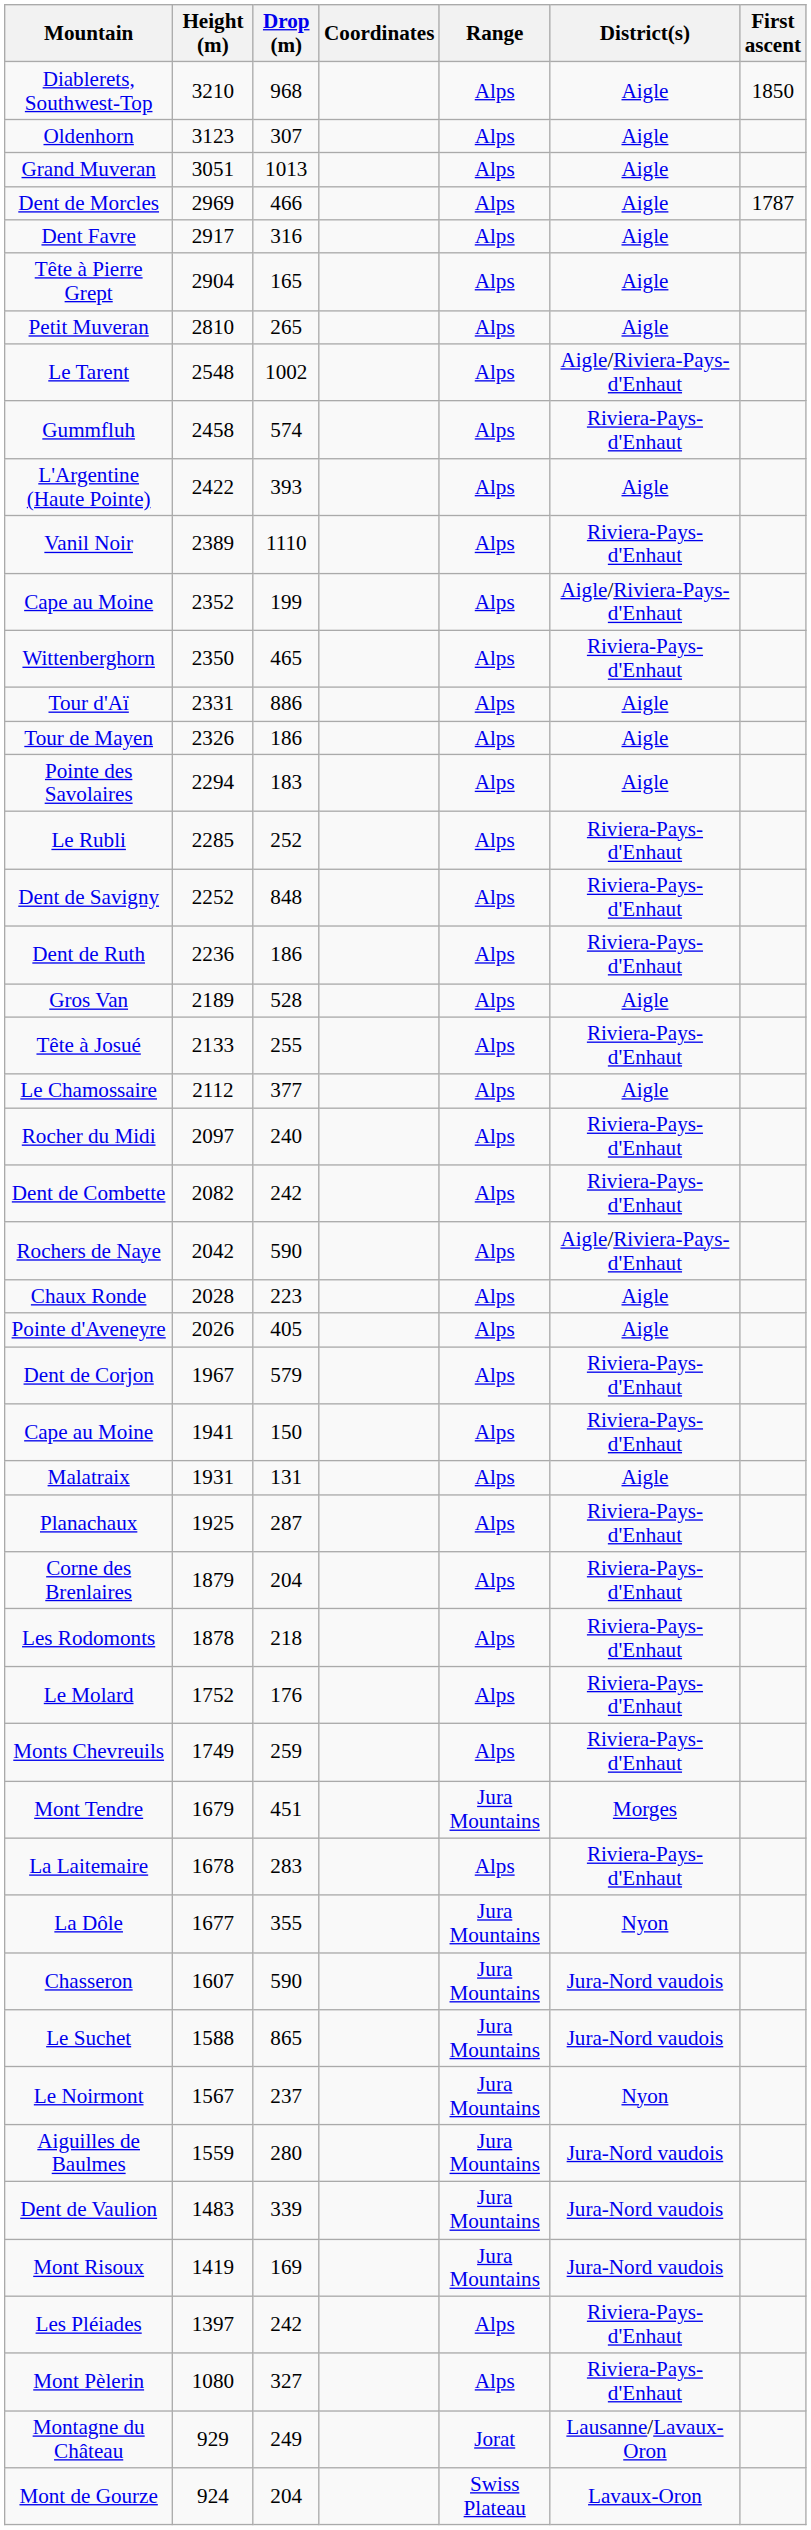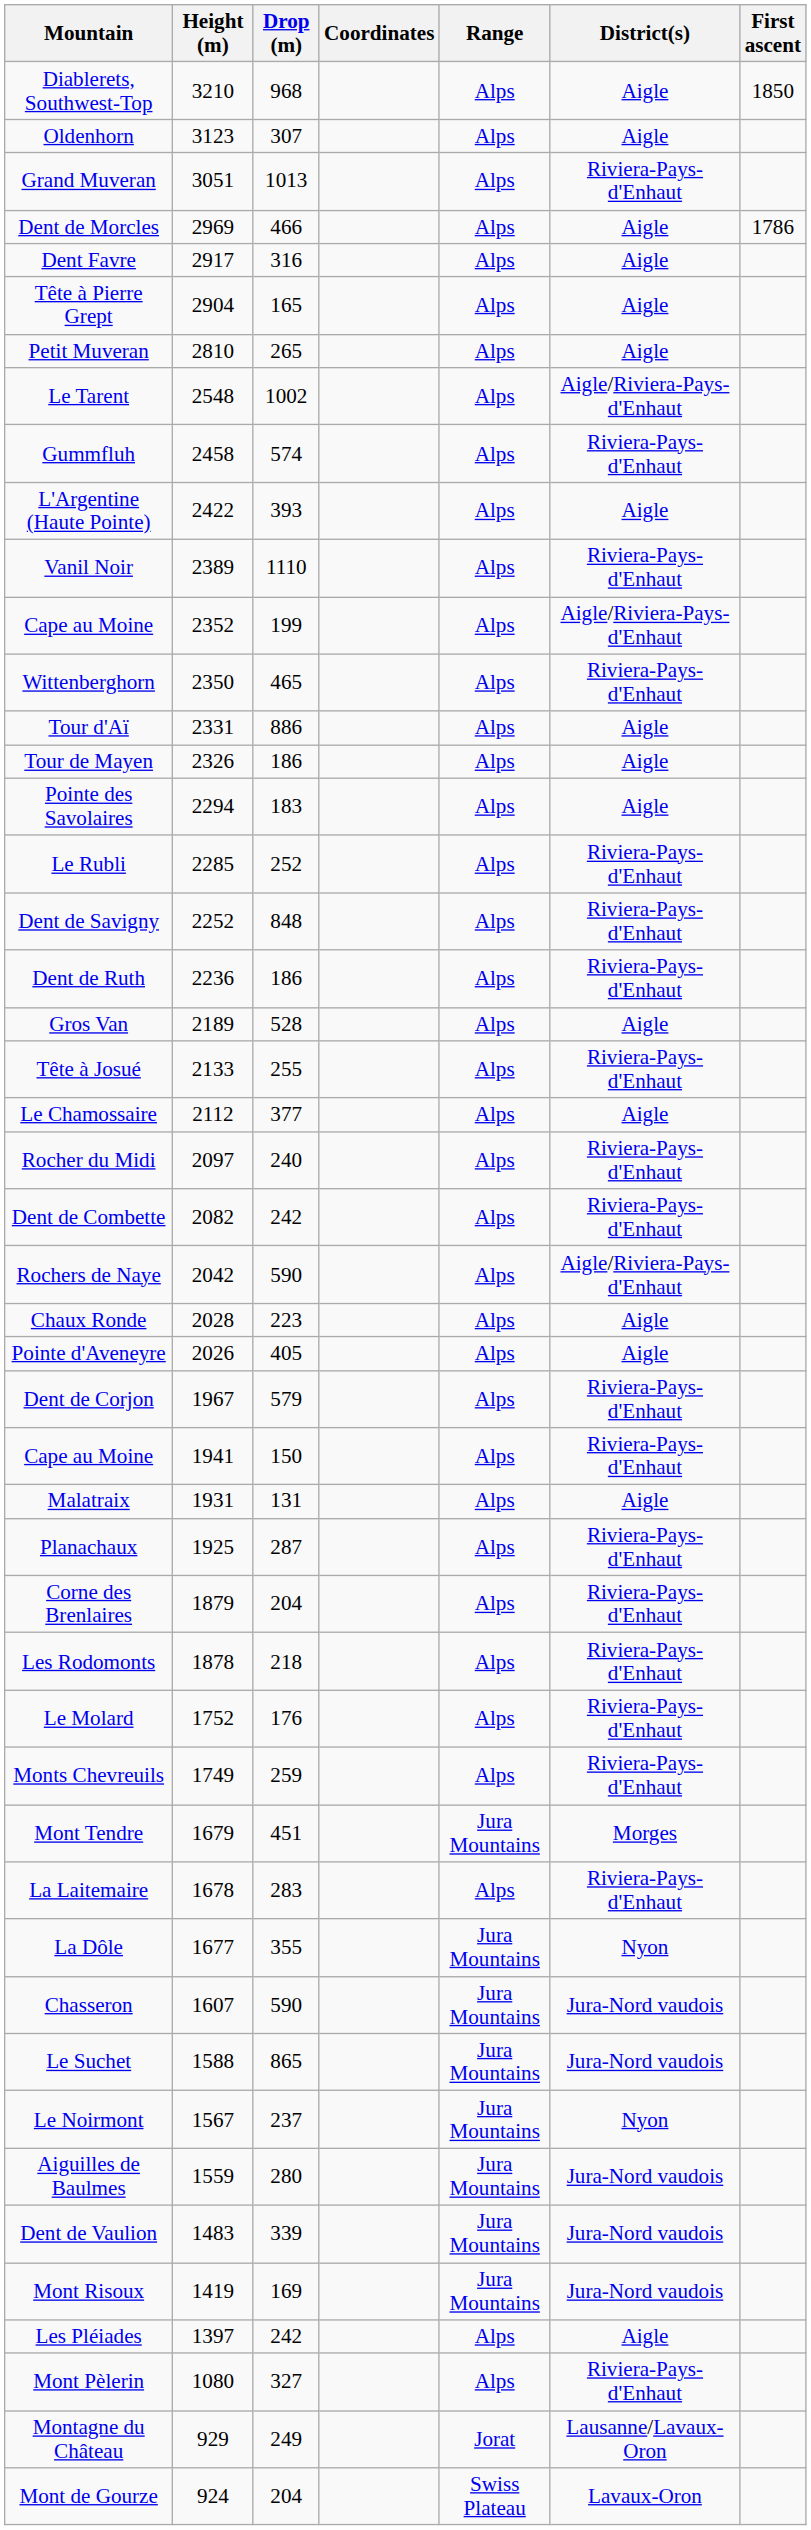(645, 169) Aigle -> (645, 181) Riviera-Pays-d'Enhaut
(773, 202) 1787 -> (773, 226) 1786
(645, 2324) Riviera-Pays-d'Enhaut -> (645, 2336) Aigle
